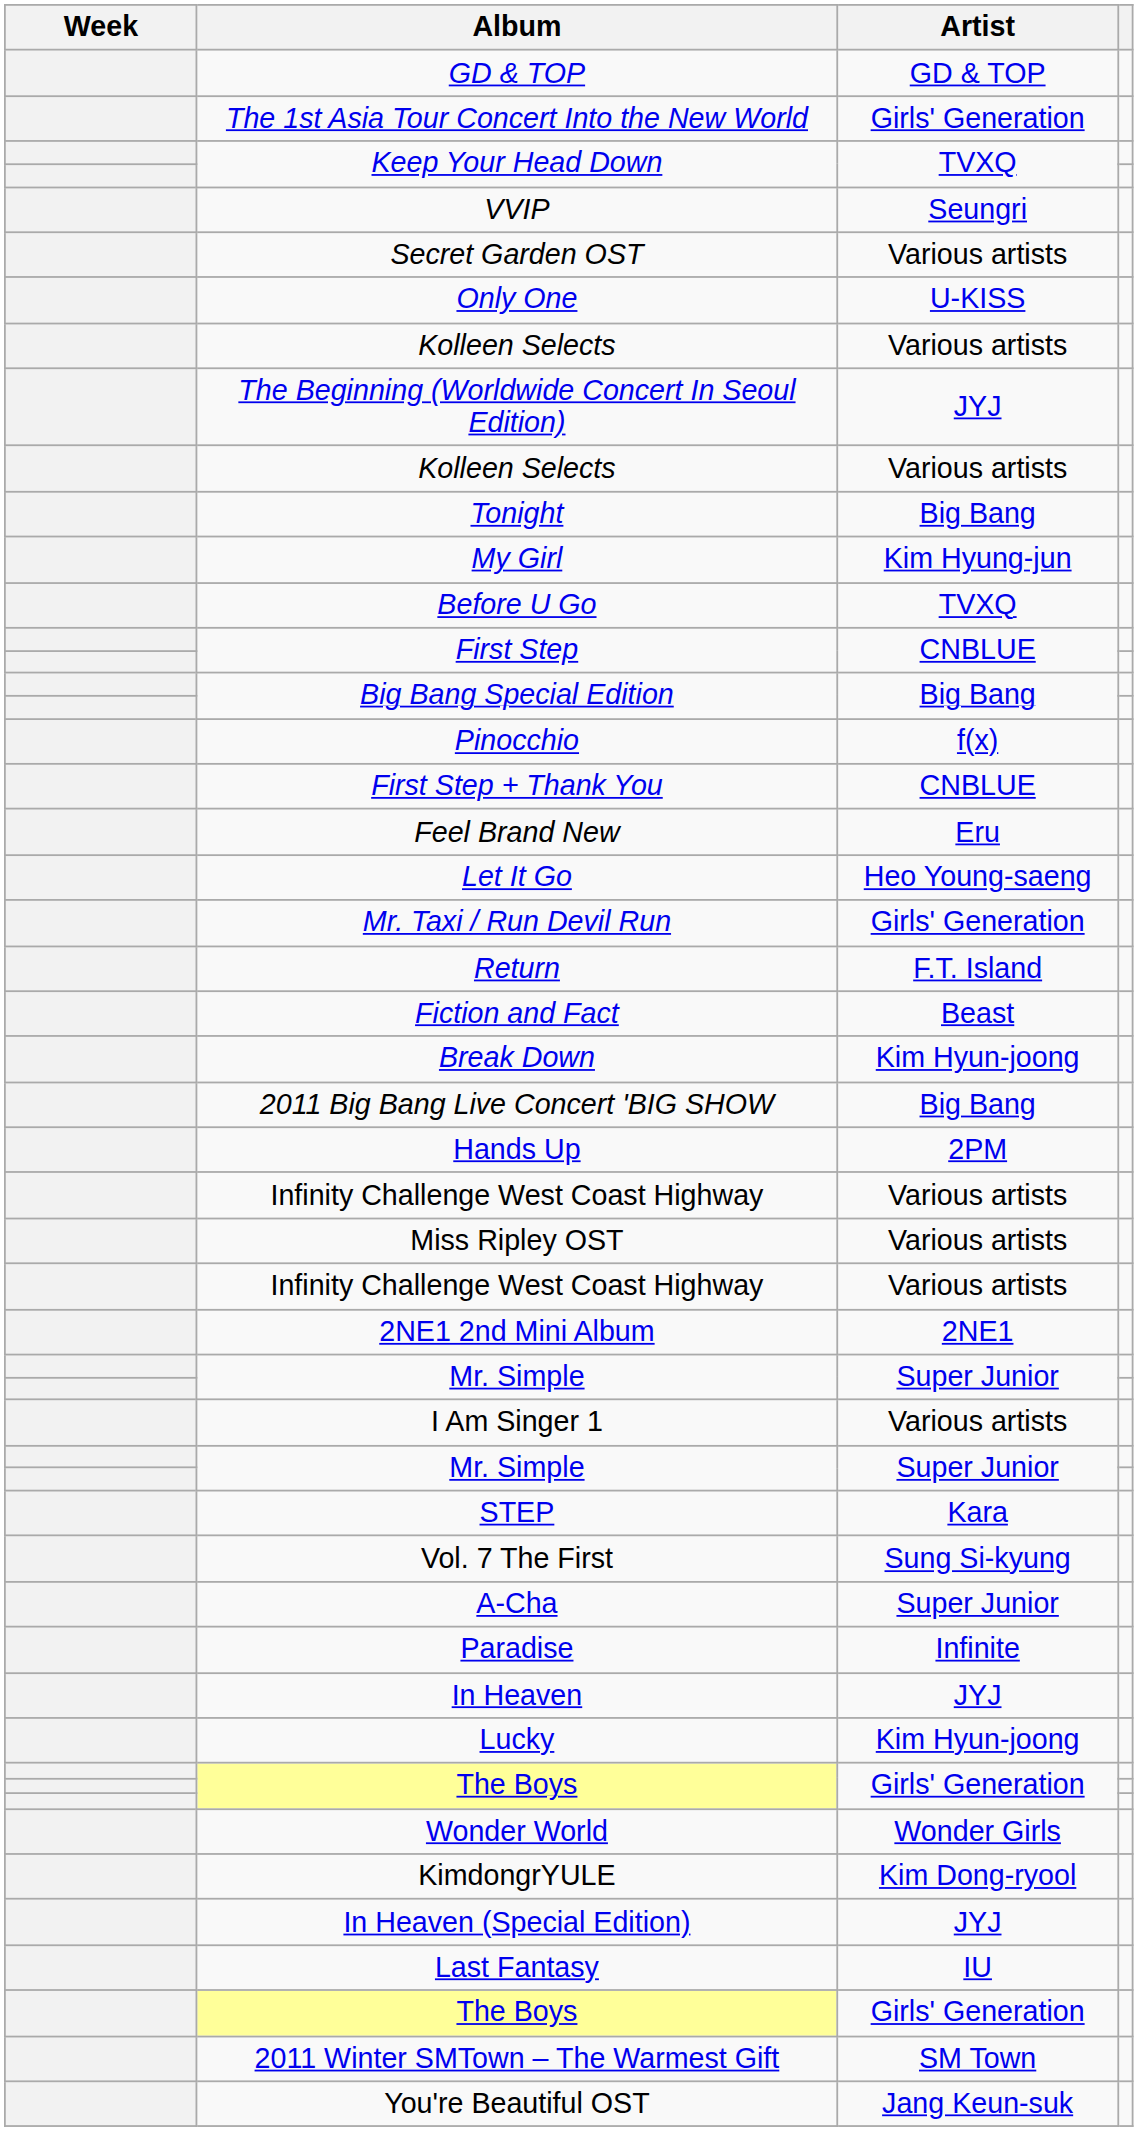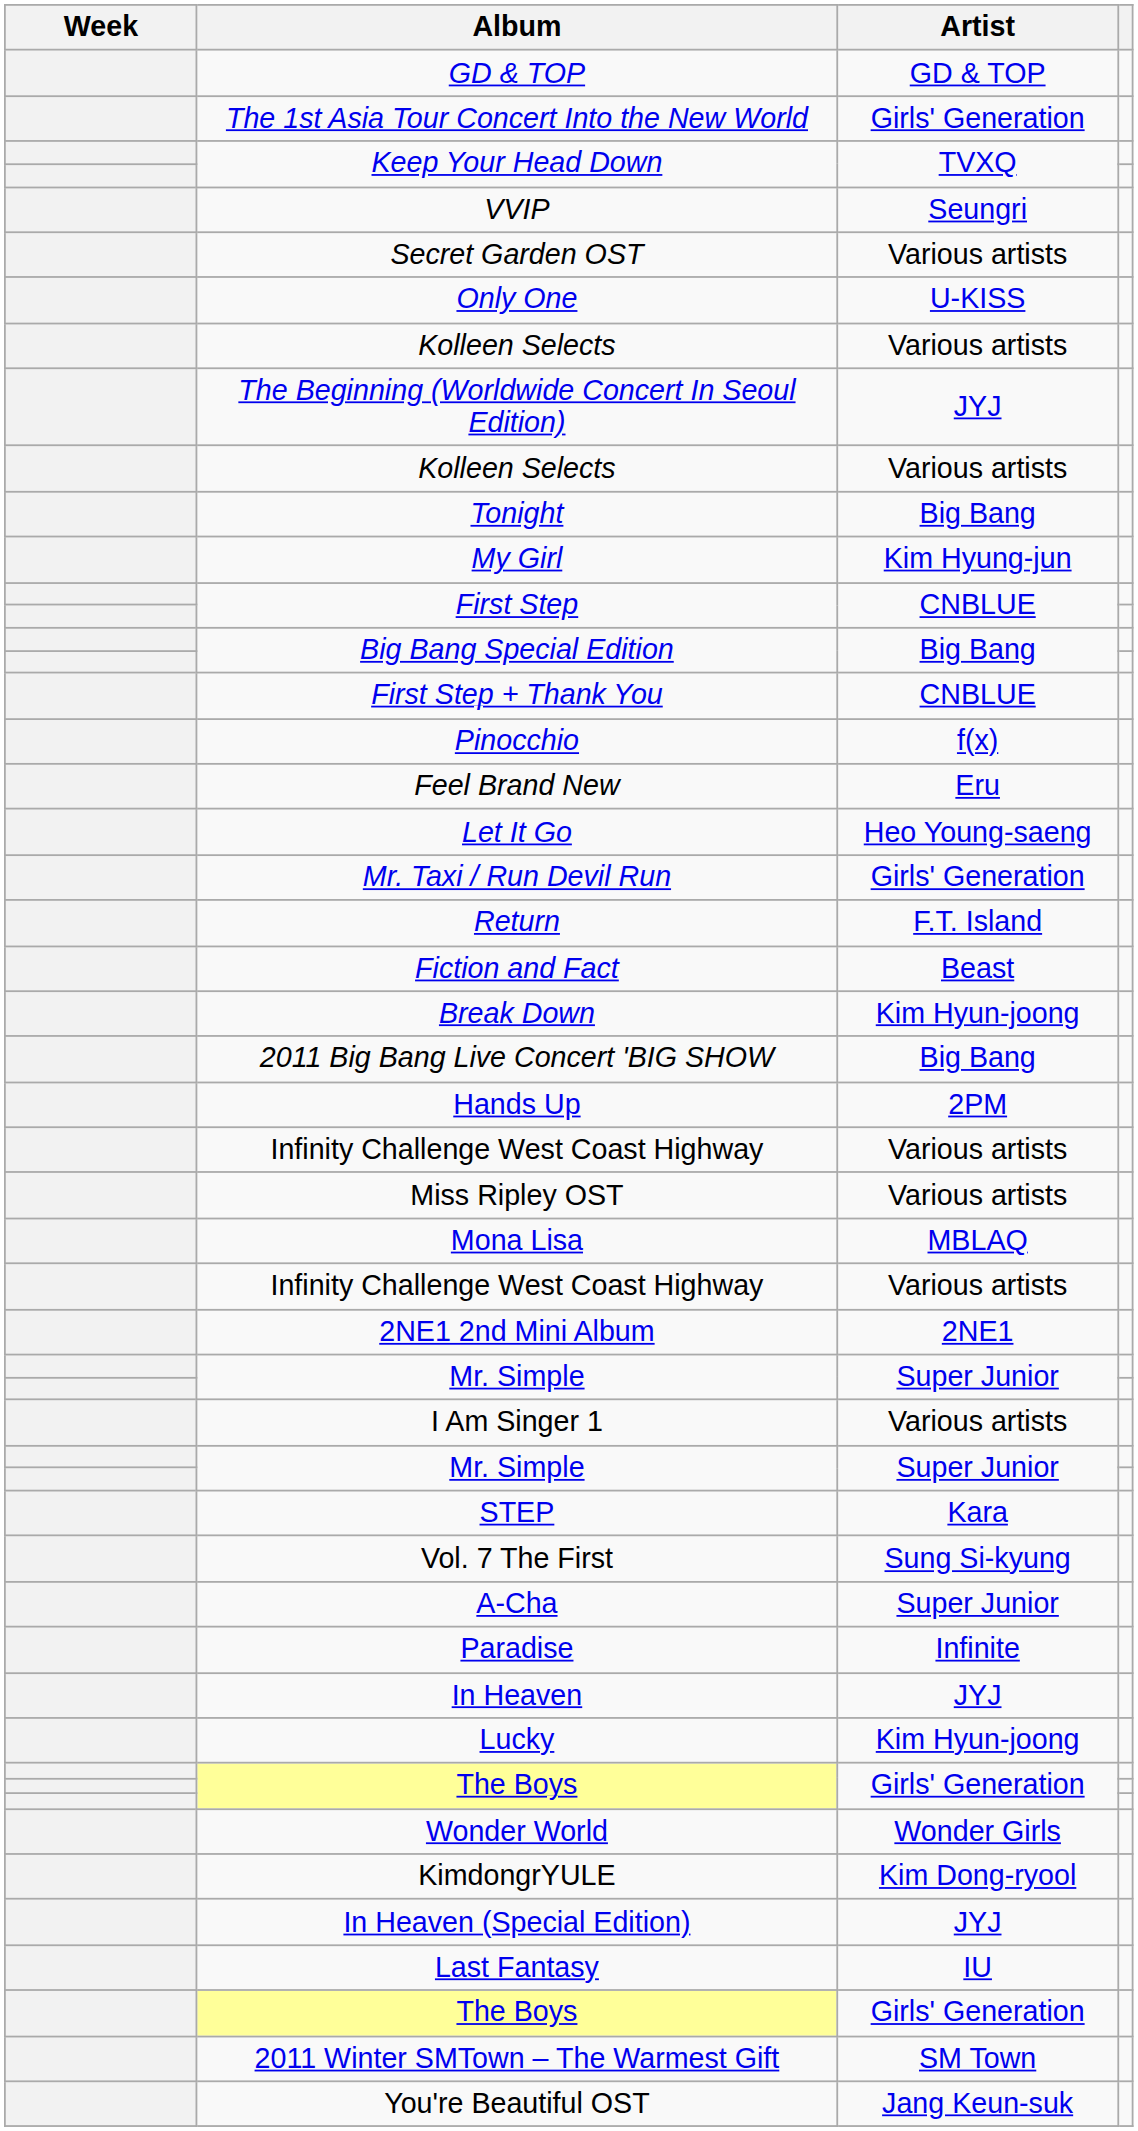- row: (517, 604)
rows swapped: (517, 740) <-> (517, 786)
+ row: (517, 1240)
